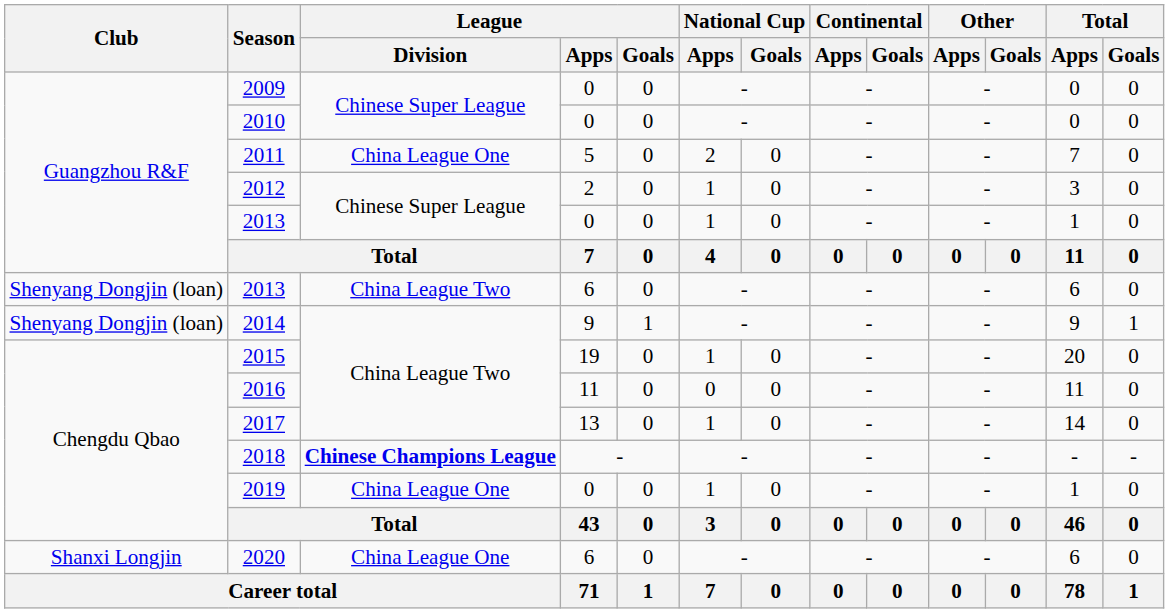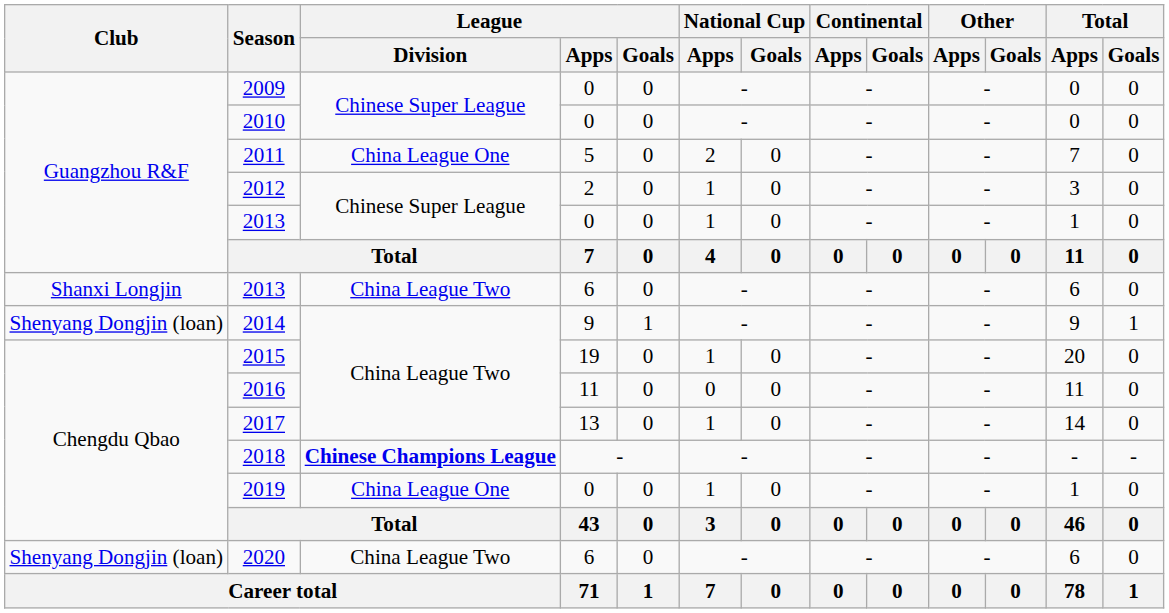(116, 289) Shenyang Dongjin (loan) -> (116, 289) Shanxi Longjin
(116, 557) Shanxi Longjin -> (116, 557) Shenyang Dongjin (loan)
(430, 557) China League One -> (430, 557) China League Two
